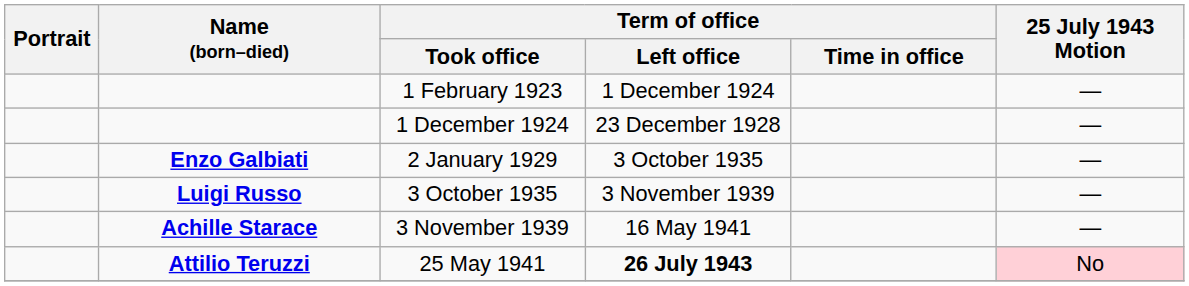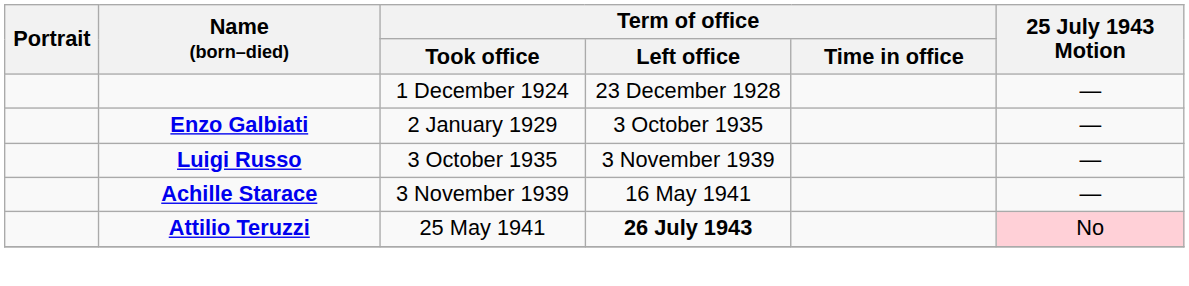- row: (482, 90)
